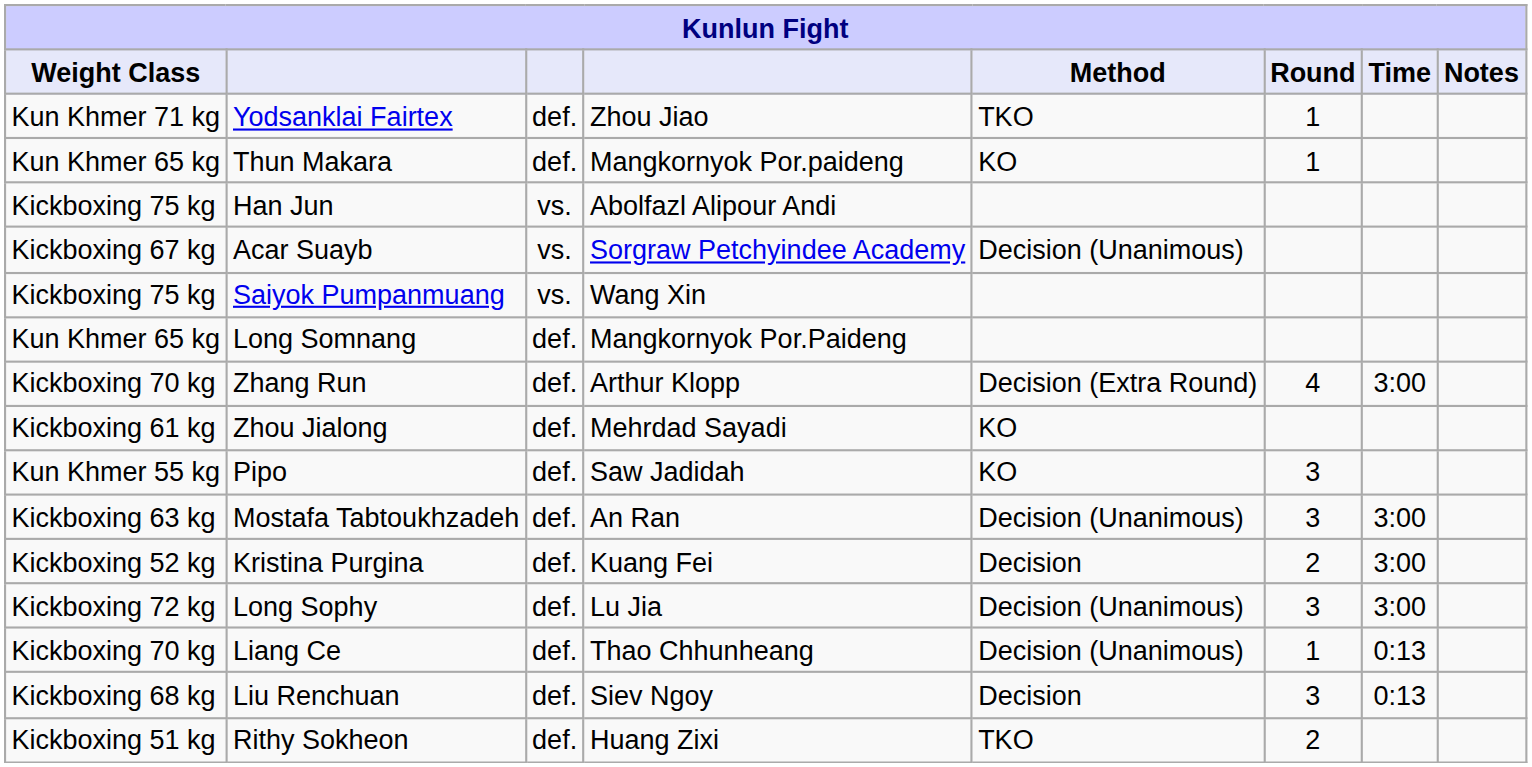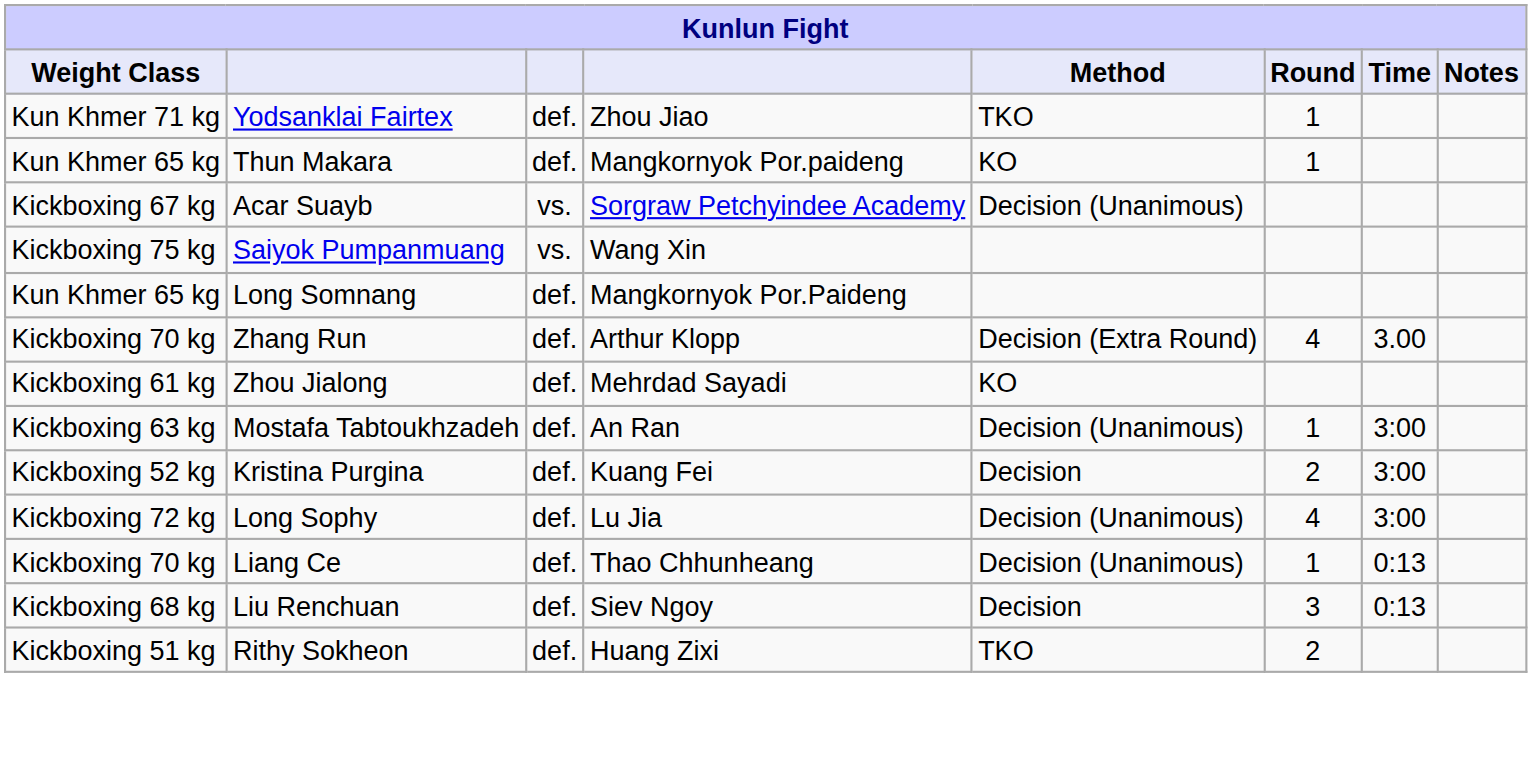- row: (283, 205)
(1400, 383) 3:00 -> (1400, 339) 3.00
- row: (260, 472)
(1313, 517) 3 -> (1313, 428) 1
(1313, 606) 3 -> (1313, 517) 4
